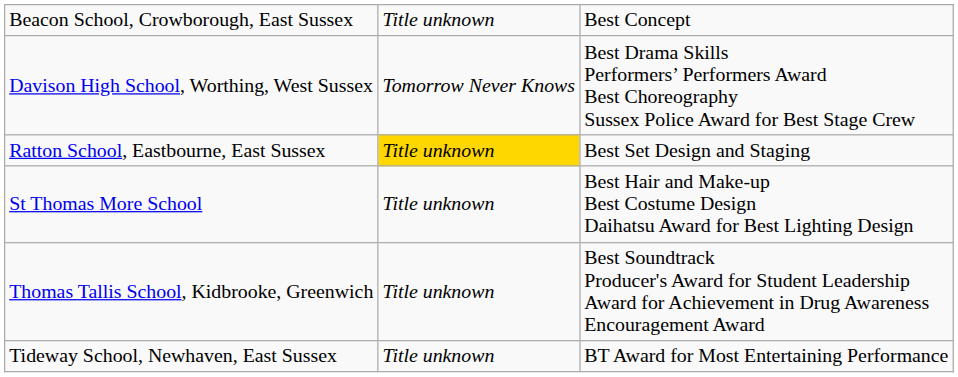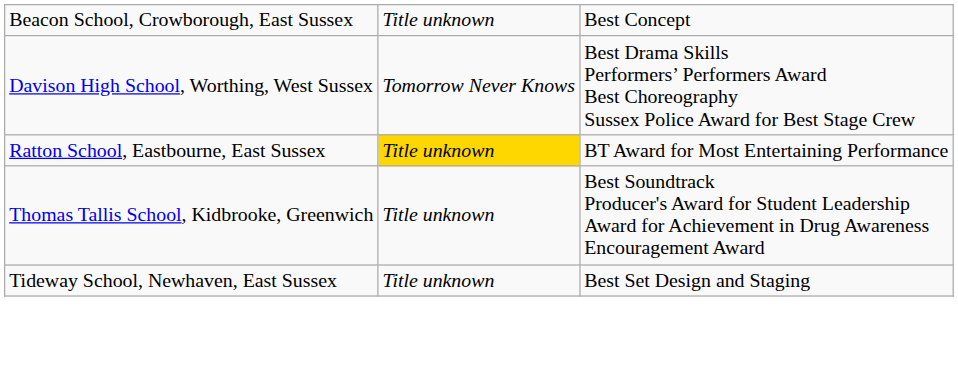(697, 150) Best Set Design and Staging -> (766, 150) BT Award for Most Entertaining Performance
- row: (106, 203)
(766, 356) BT Award for Most Entertaining Performance -> (697, 280) Best Set Design and Staging
